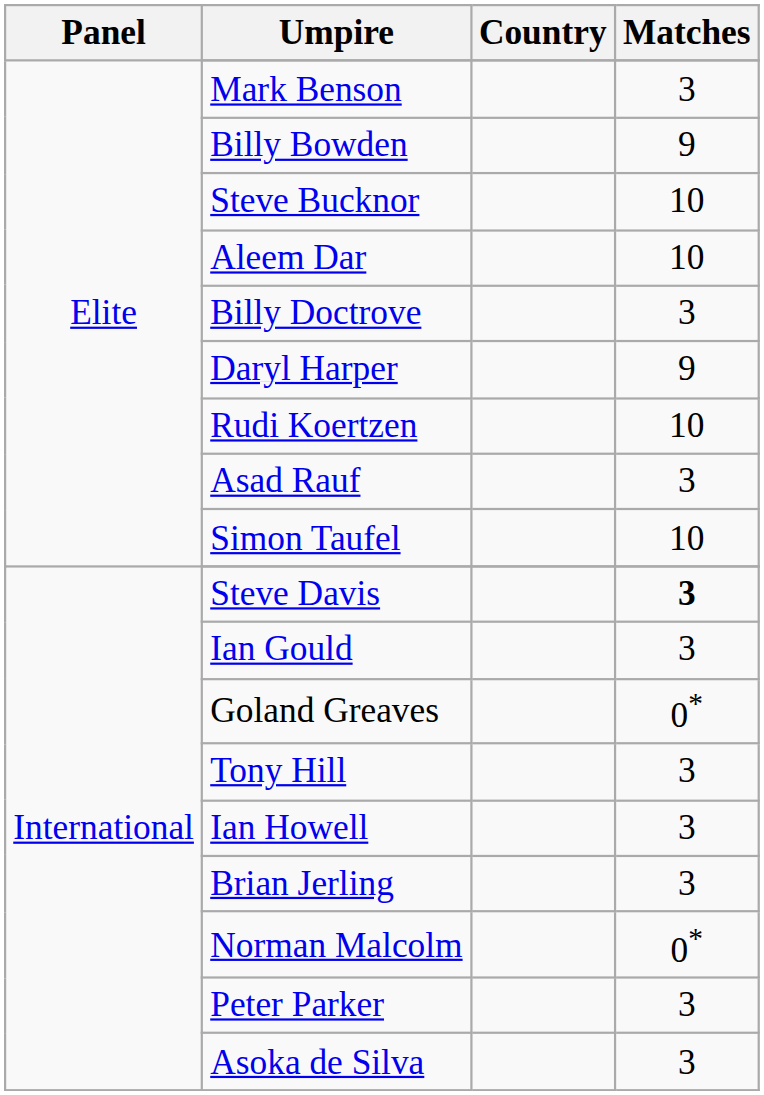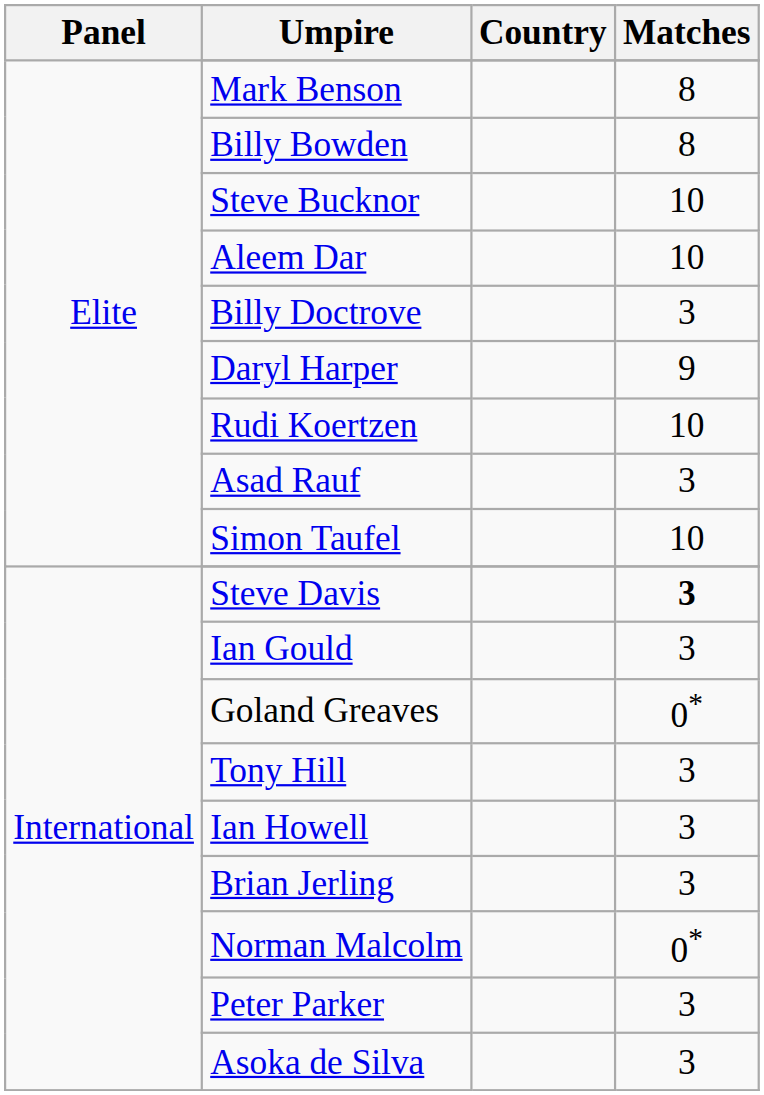(687, 88) 3 -> (687, 88) 8
(687, 144) 9 -> (687, 144) 8
